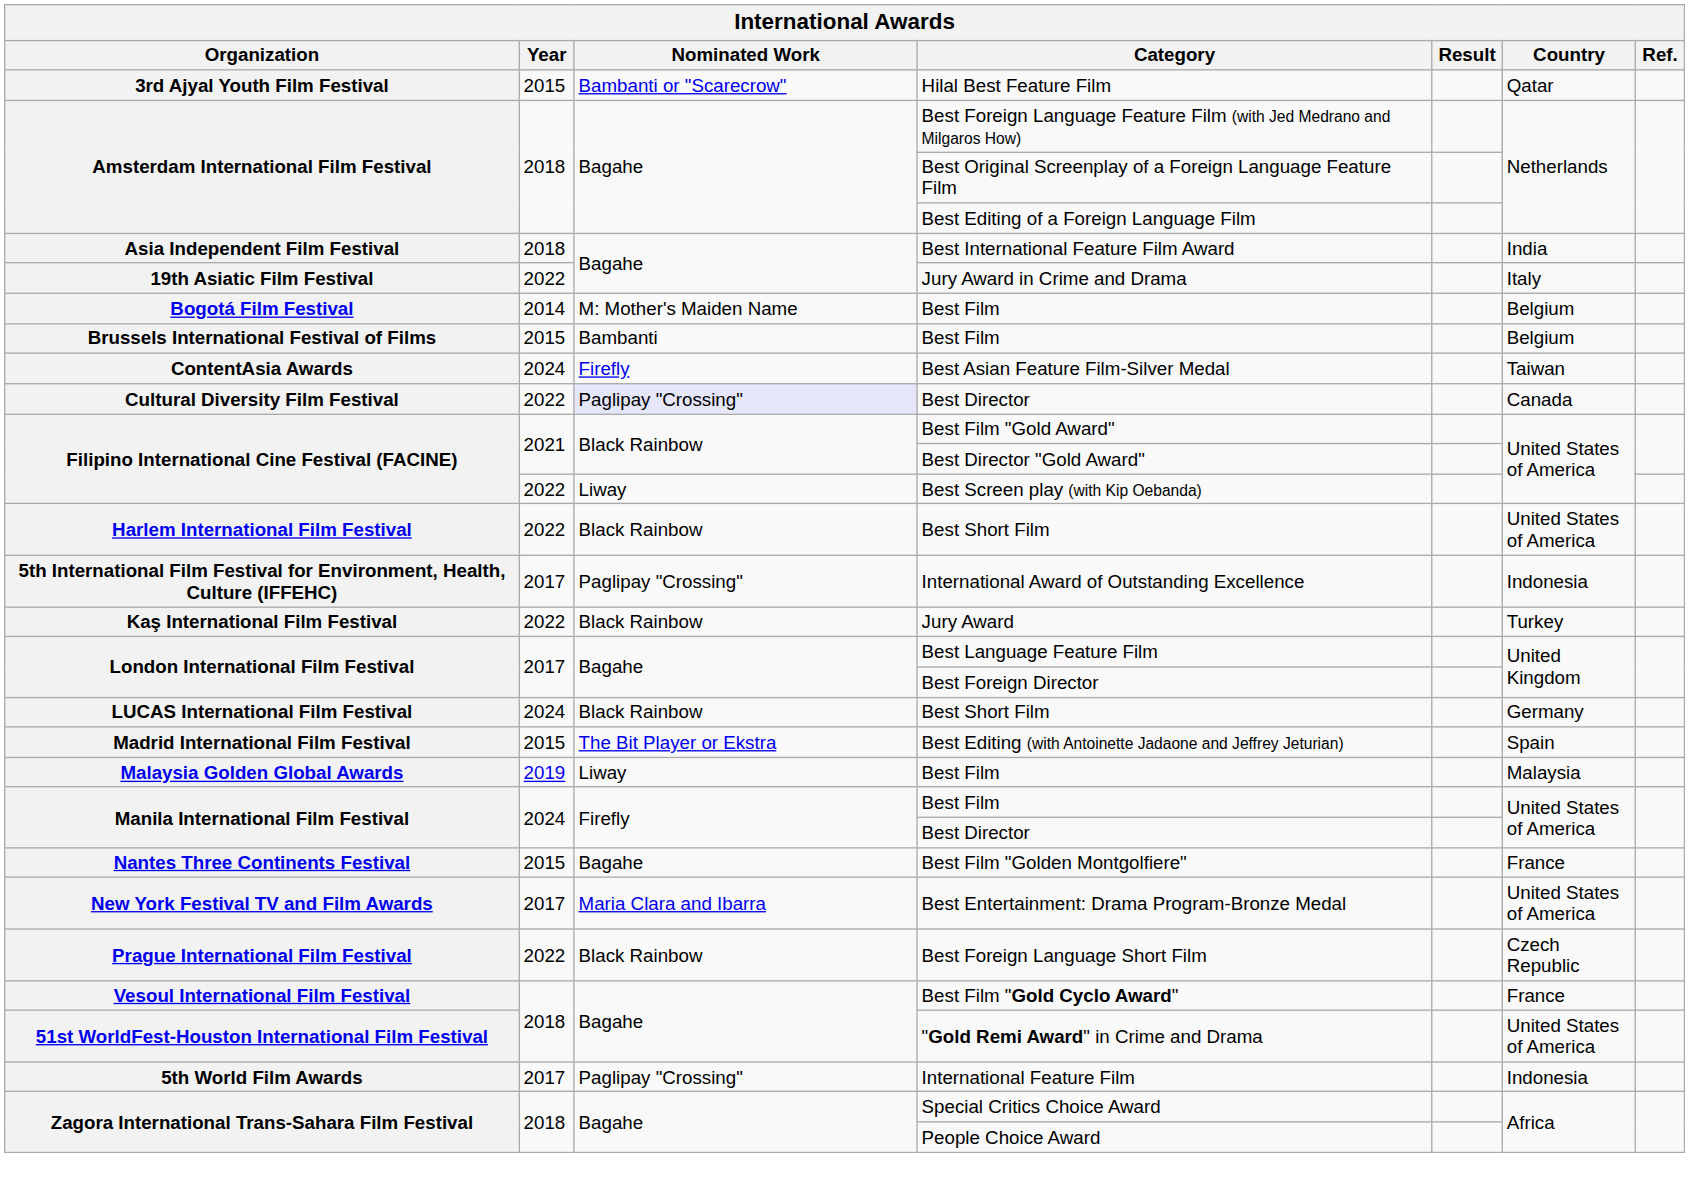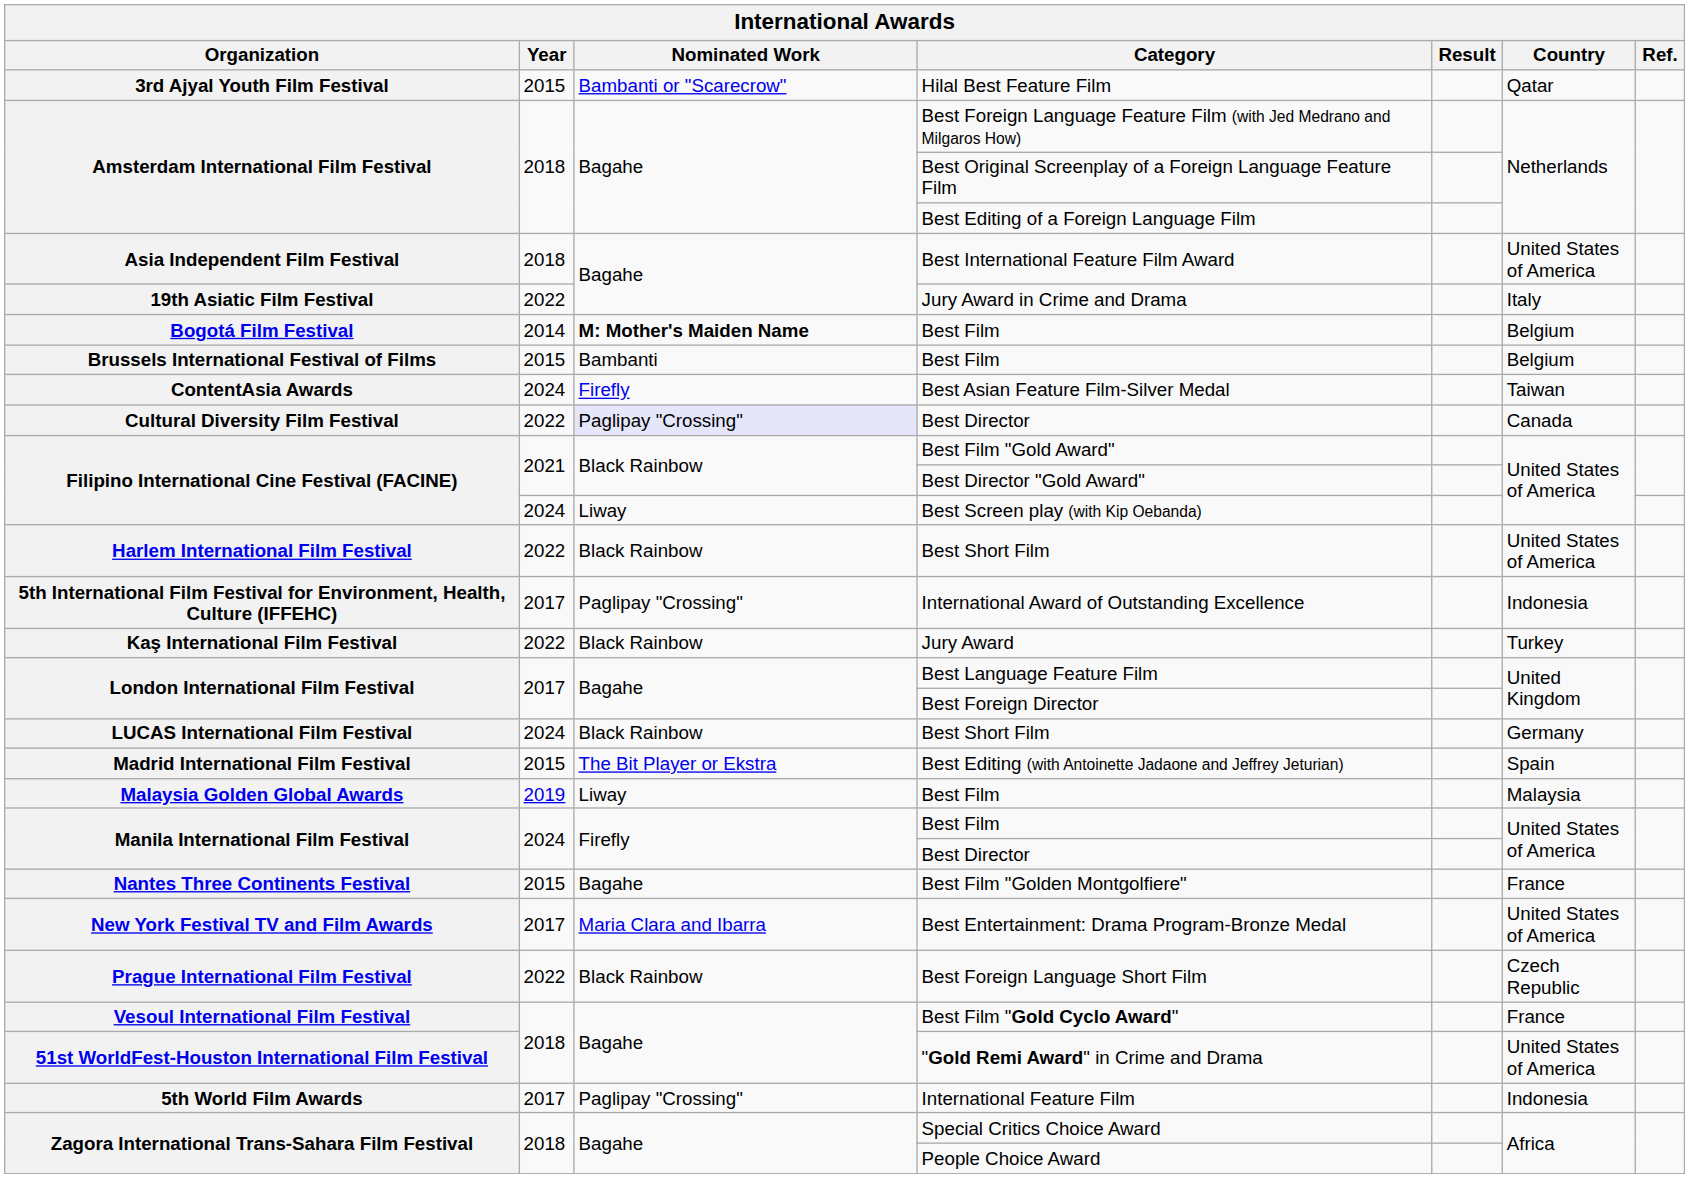(1527, 248) India -> (1563, 259) United States of America
(688, 308) normal -> (694, 330) bold
(544, 489) 2022 -> (544, 510) 2024
